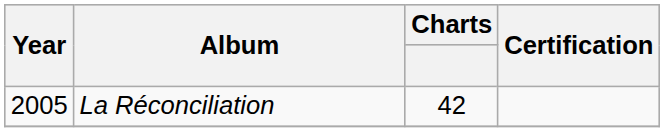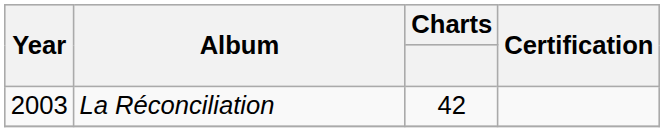(39, 106) 2005 -> (39, 106) 2003
